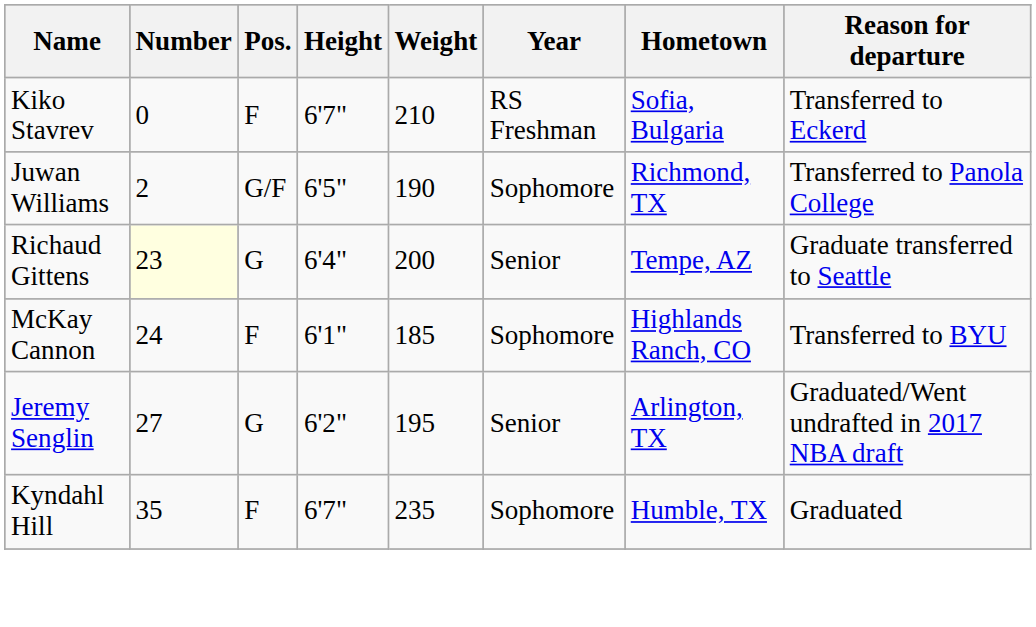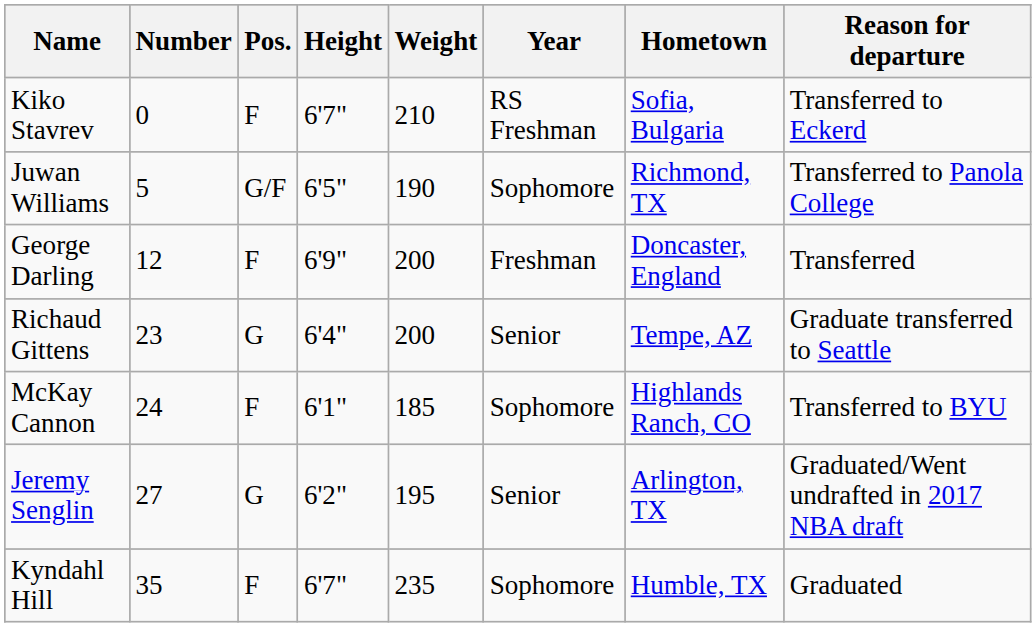(142, 187) 2 -> (142, 187) 5
+ row: (52, 261)
(149, 261) lightyellow background -> (149, 334) no background
